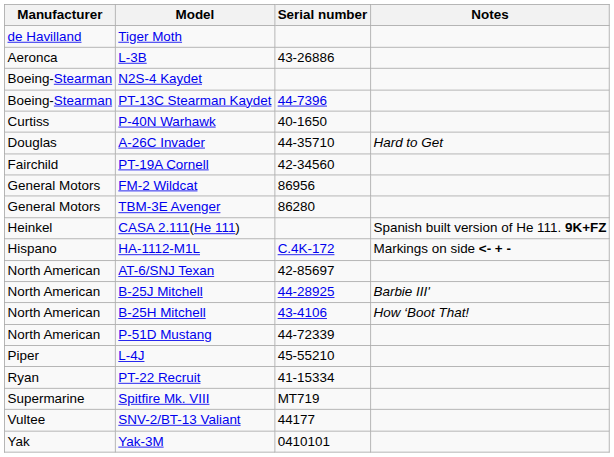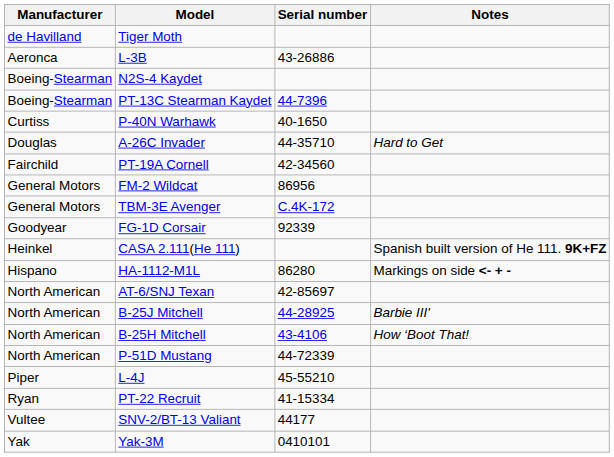(296, 206) 86280 -> (306, 206) C.4K-172
+ row: (162, 228)
(306, 249) C.4K-172 -> (296, 270) 86280
- row: (164, 398)
